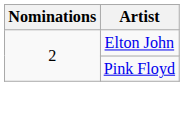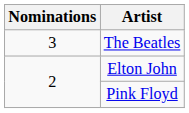+ row: (142, 42)
